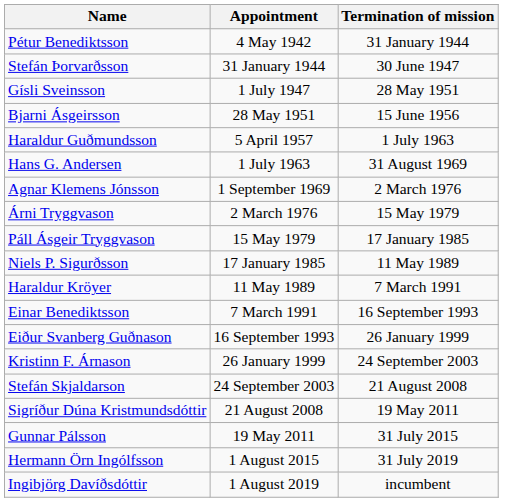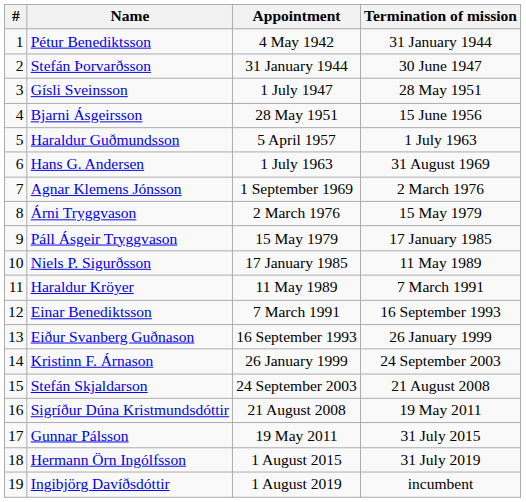+ column: (16, 16)
